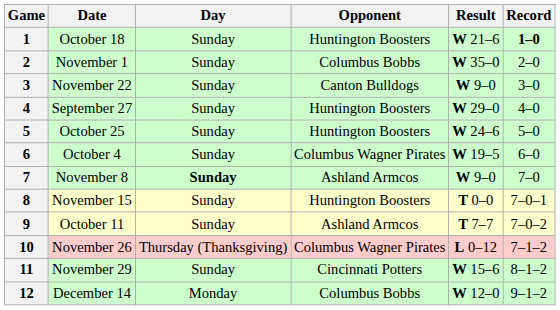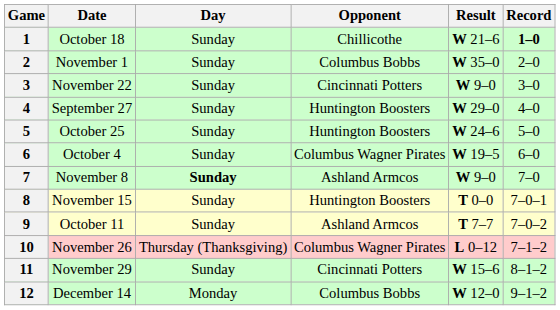(370, 39) Huntington Boosters -> (370, 39) Chillicothe
(370, 85) Canton Bulldogs -> (370, 85) Cincinnati Potters
